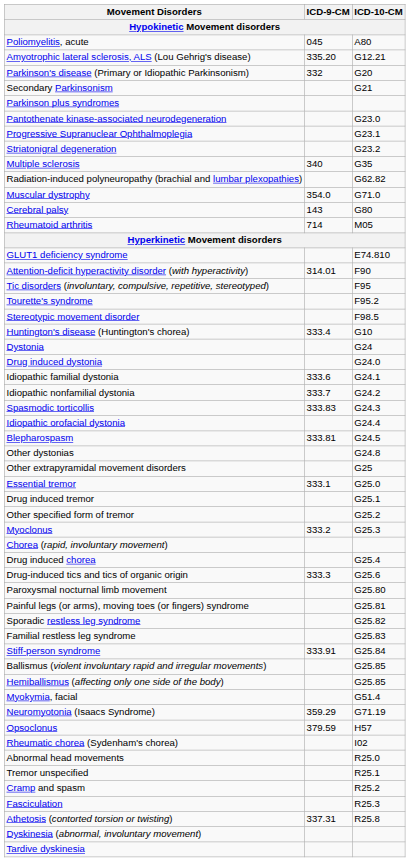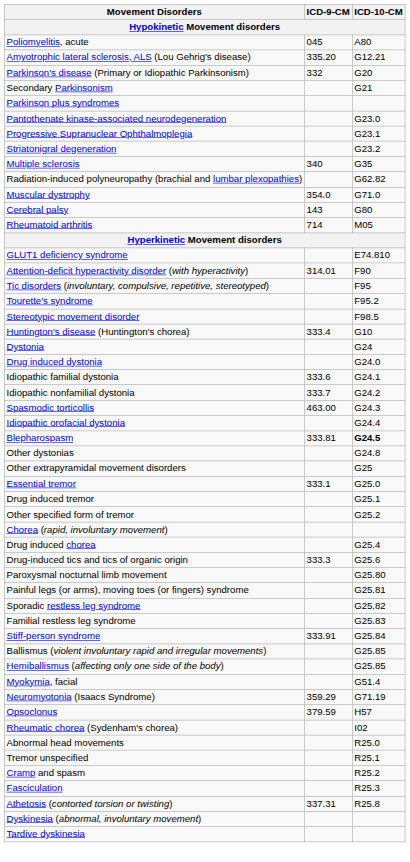(321, 407) 333.83 -> (321, 407) 463.00
(367, 438) normal -> (367, 438) bold
- row: (29, 529)
